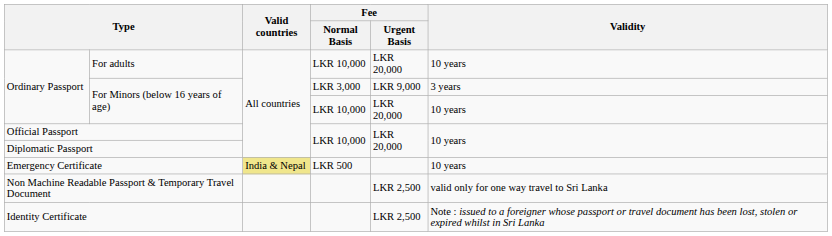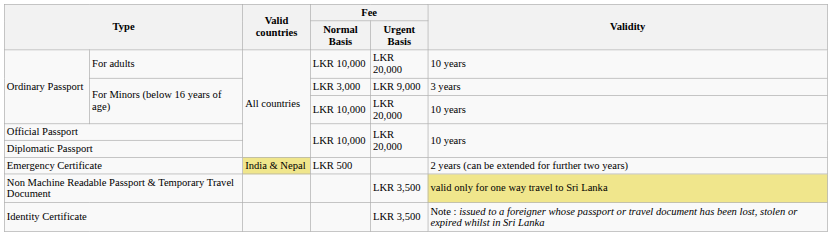(448, 165) 10 years -> (529, 165) 2 years (can be extended for further two years)
(397, 188) LKR 2,500 -> (397, 188) LKR 3,500
(519, 188) no background -> (519, 188) khaki background
(397, 217) LKR 2,500 -> (397, 217) LKR 3,500
